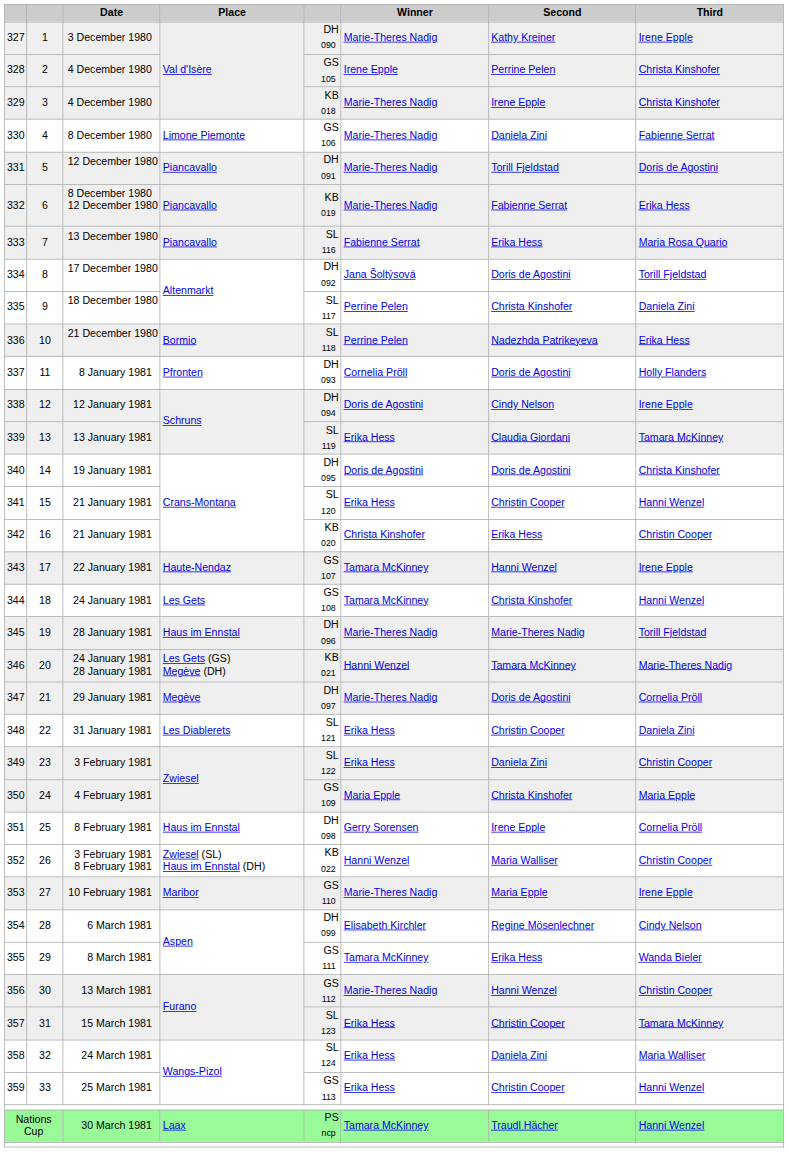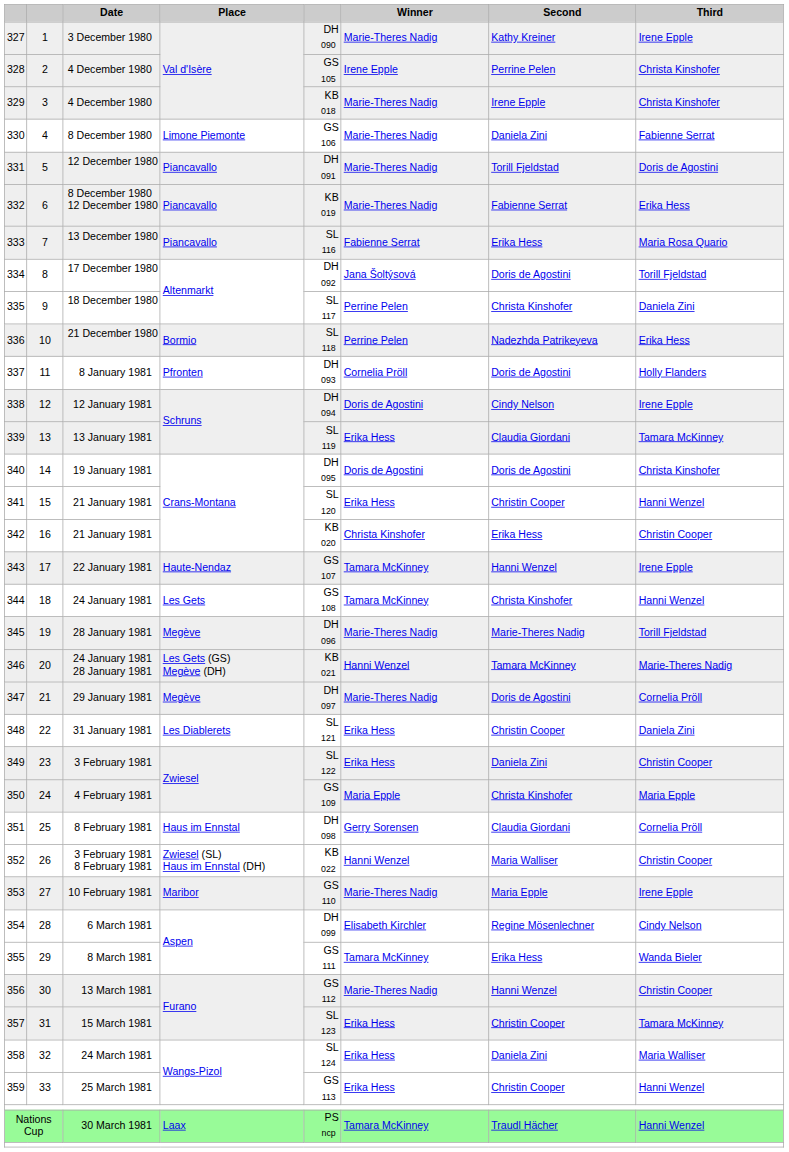(201, 632) Haus im Ennstal -> (182, 632) Megève
(518, 828) Irene Epple -> (531, 828) Claudia Giordani
